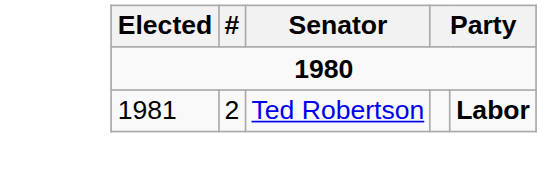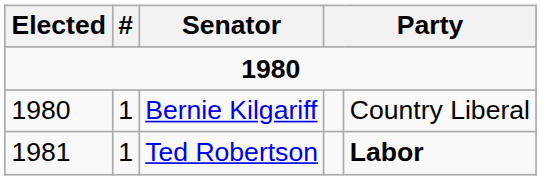+ row: (231, 110)
(232, 110) 2 -> (126, 152) 1
